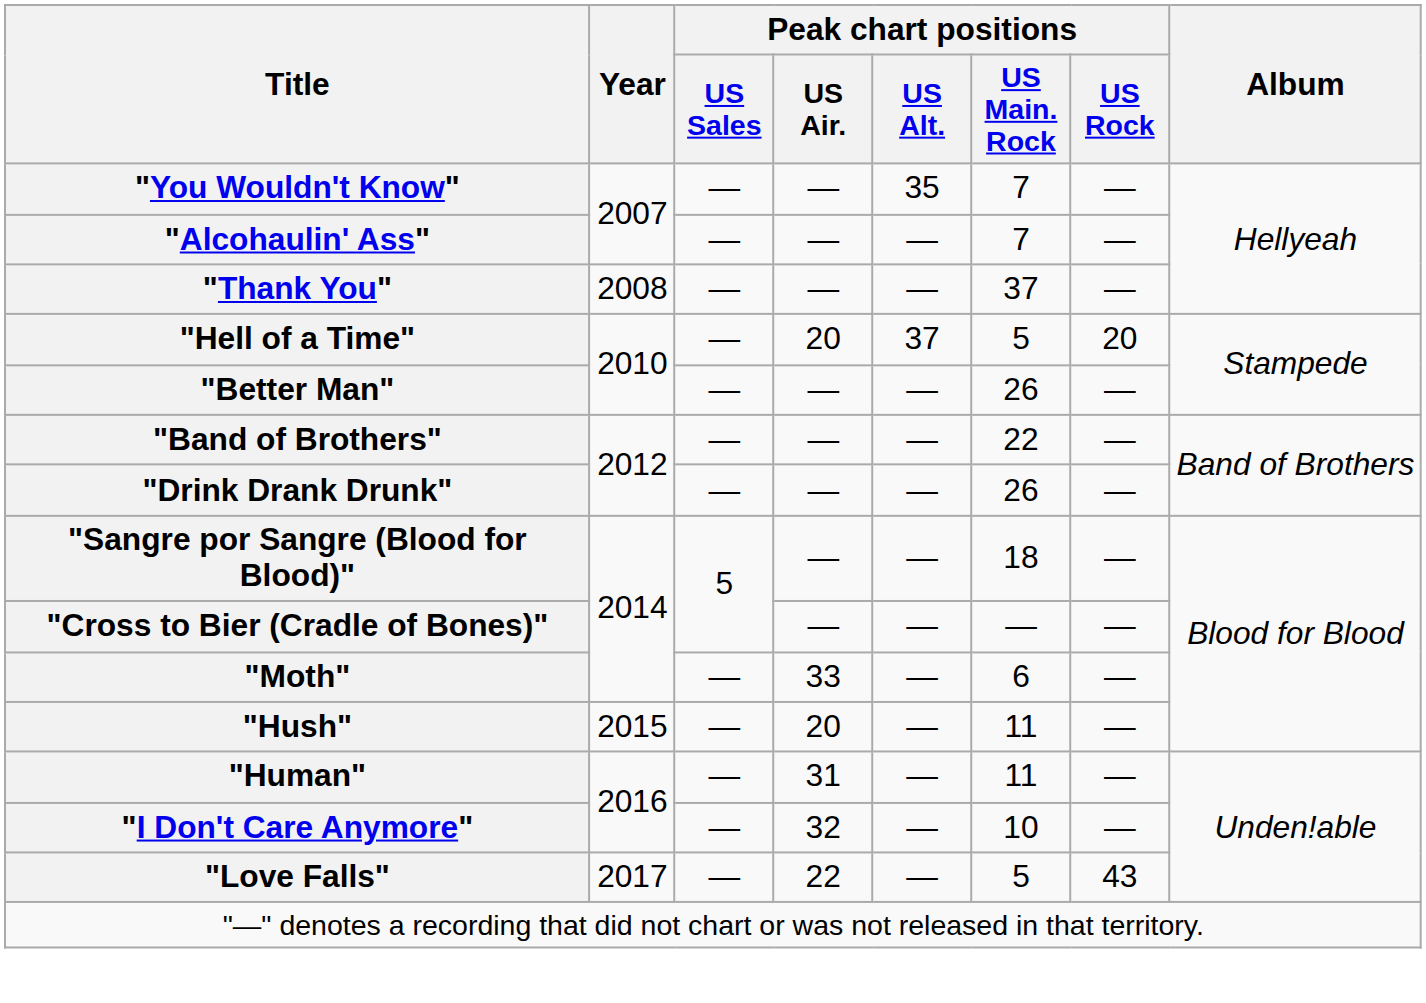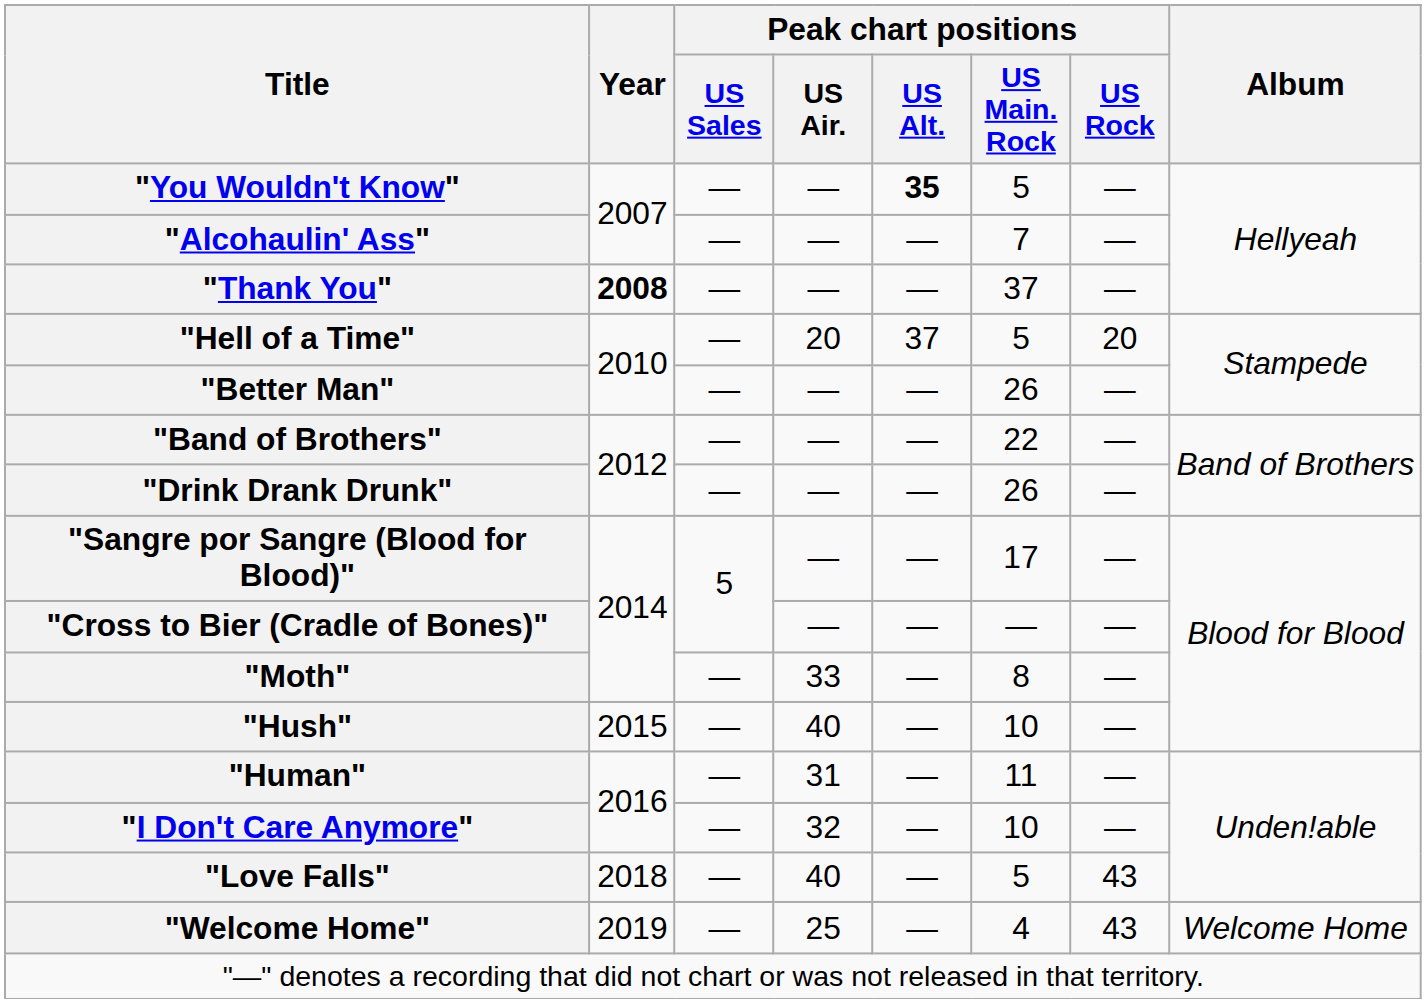(922, 188) normal -> (922, 188) bold
(1021, 188) 7 -> (1021, 188) 5
(632, 288) normal -> (632, 288) bold
(1021, 557) 18 -> (1021, 557) 17
(1021, 676) 6 -> (1021, 676) 8
(823, 726) 20 -> (823, 726) 40
(1021, 726) 11 -> (1021, 726) 10
(632, 877) 2017 -> (632, 877) 2018
(823, 877) 22 -> (823, 877) 40
+ row: (297, 927)
